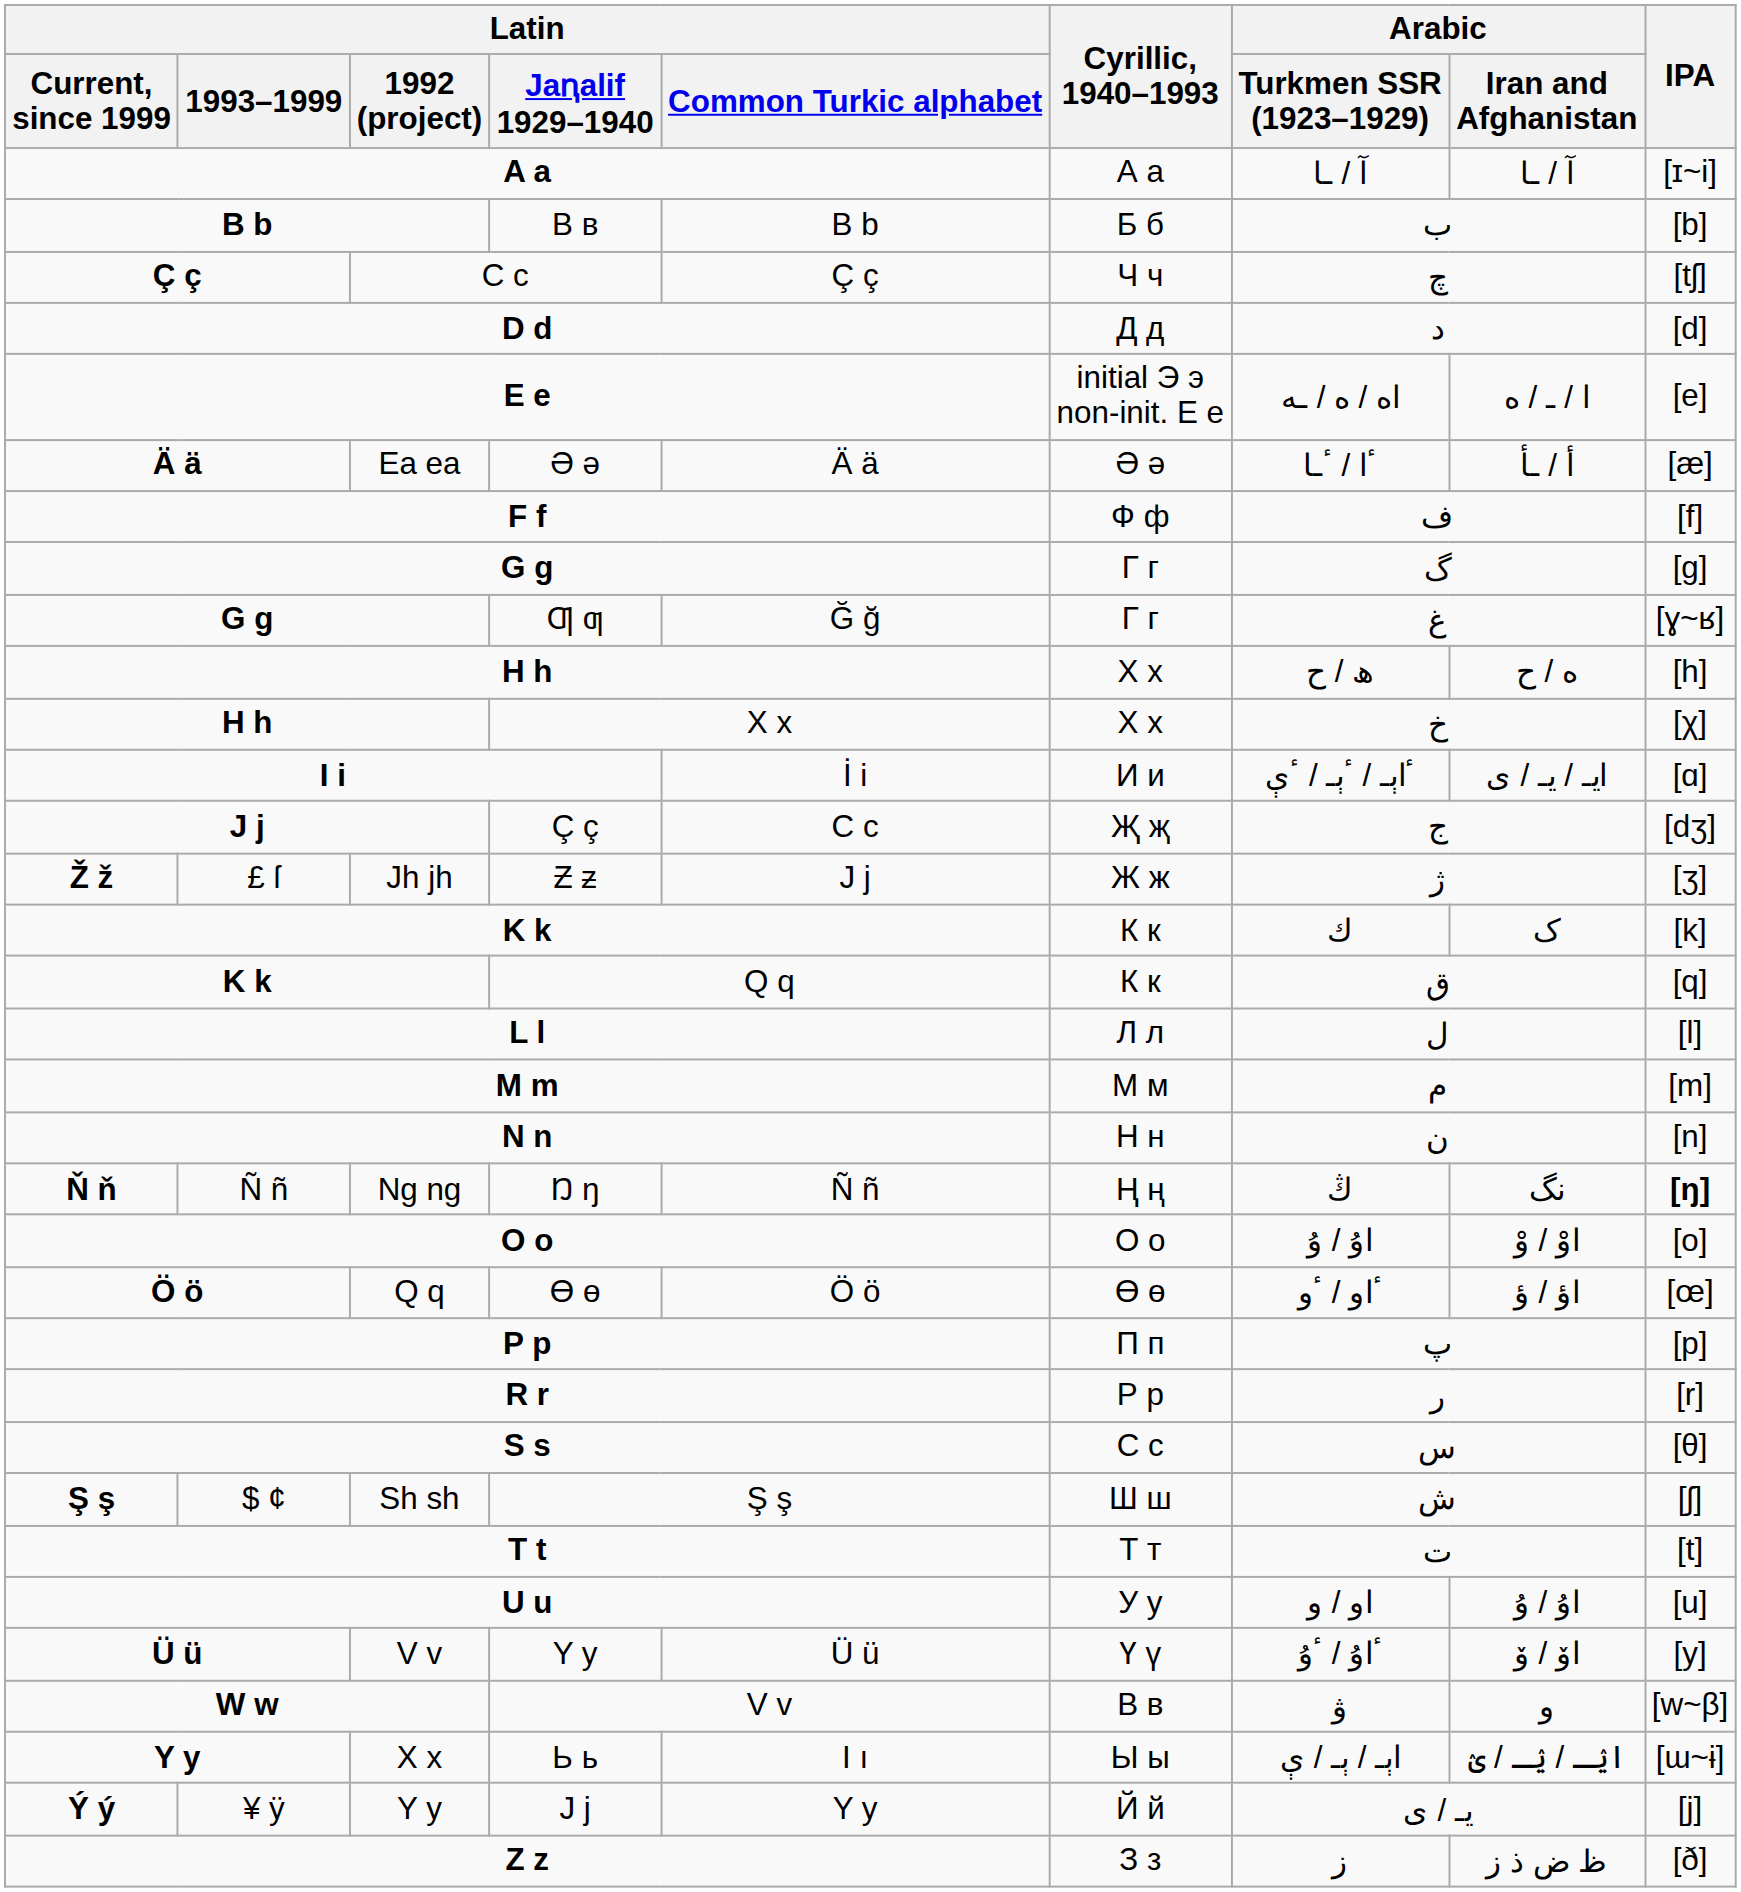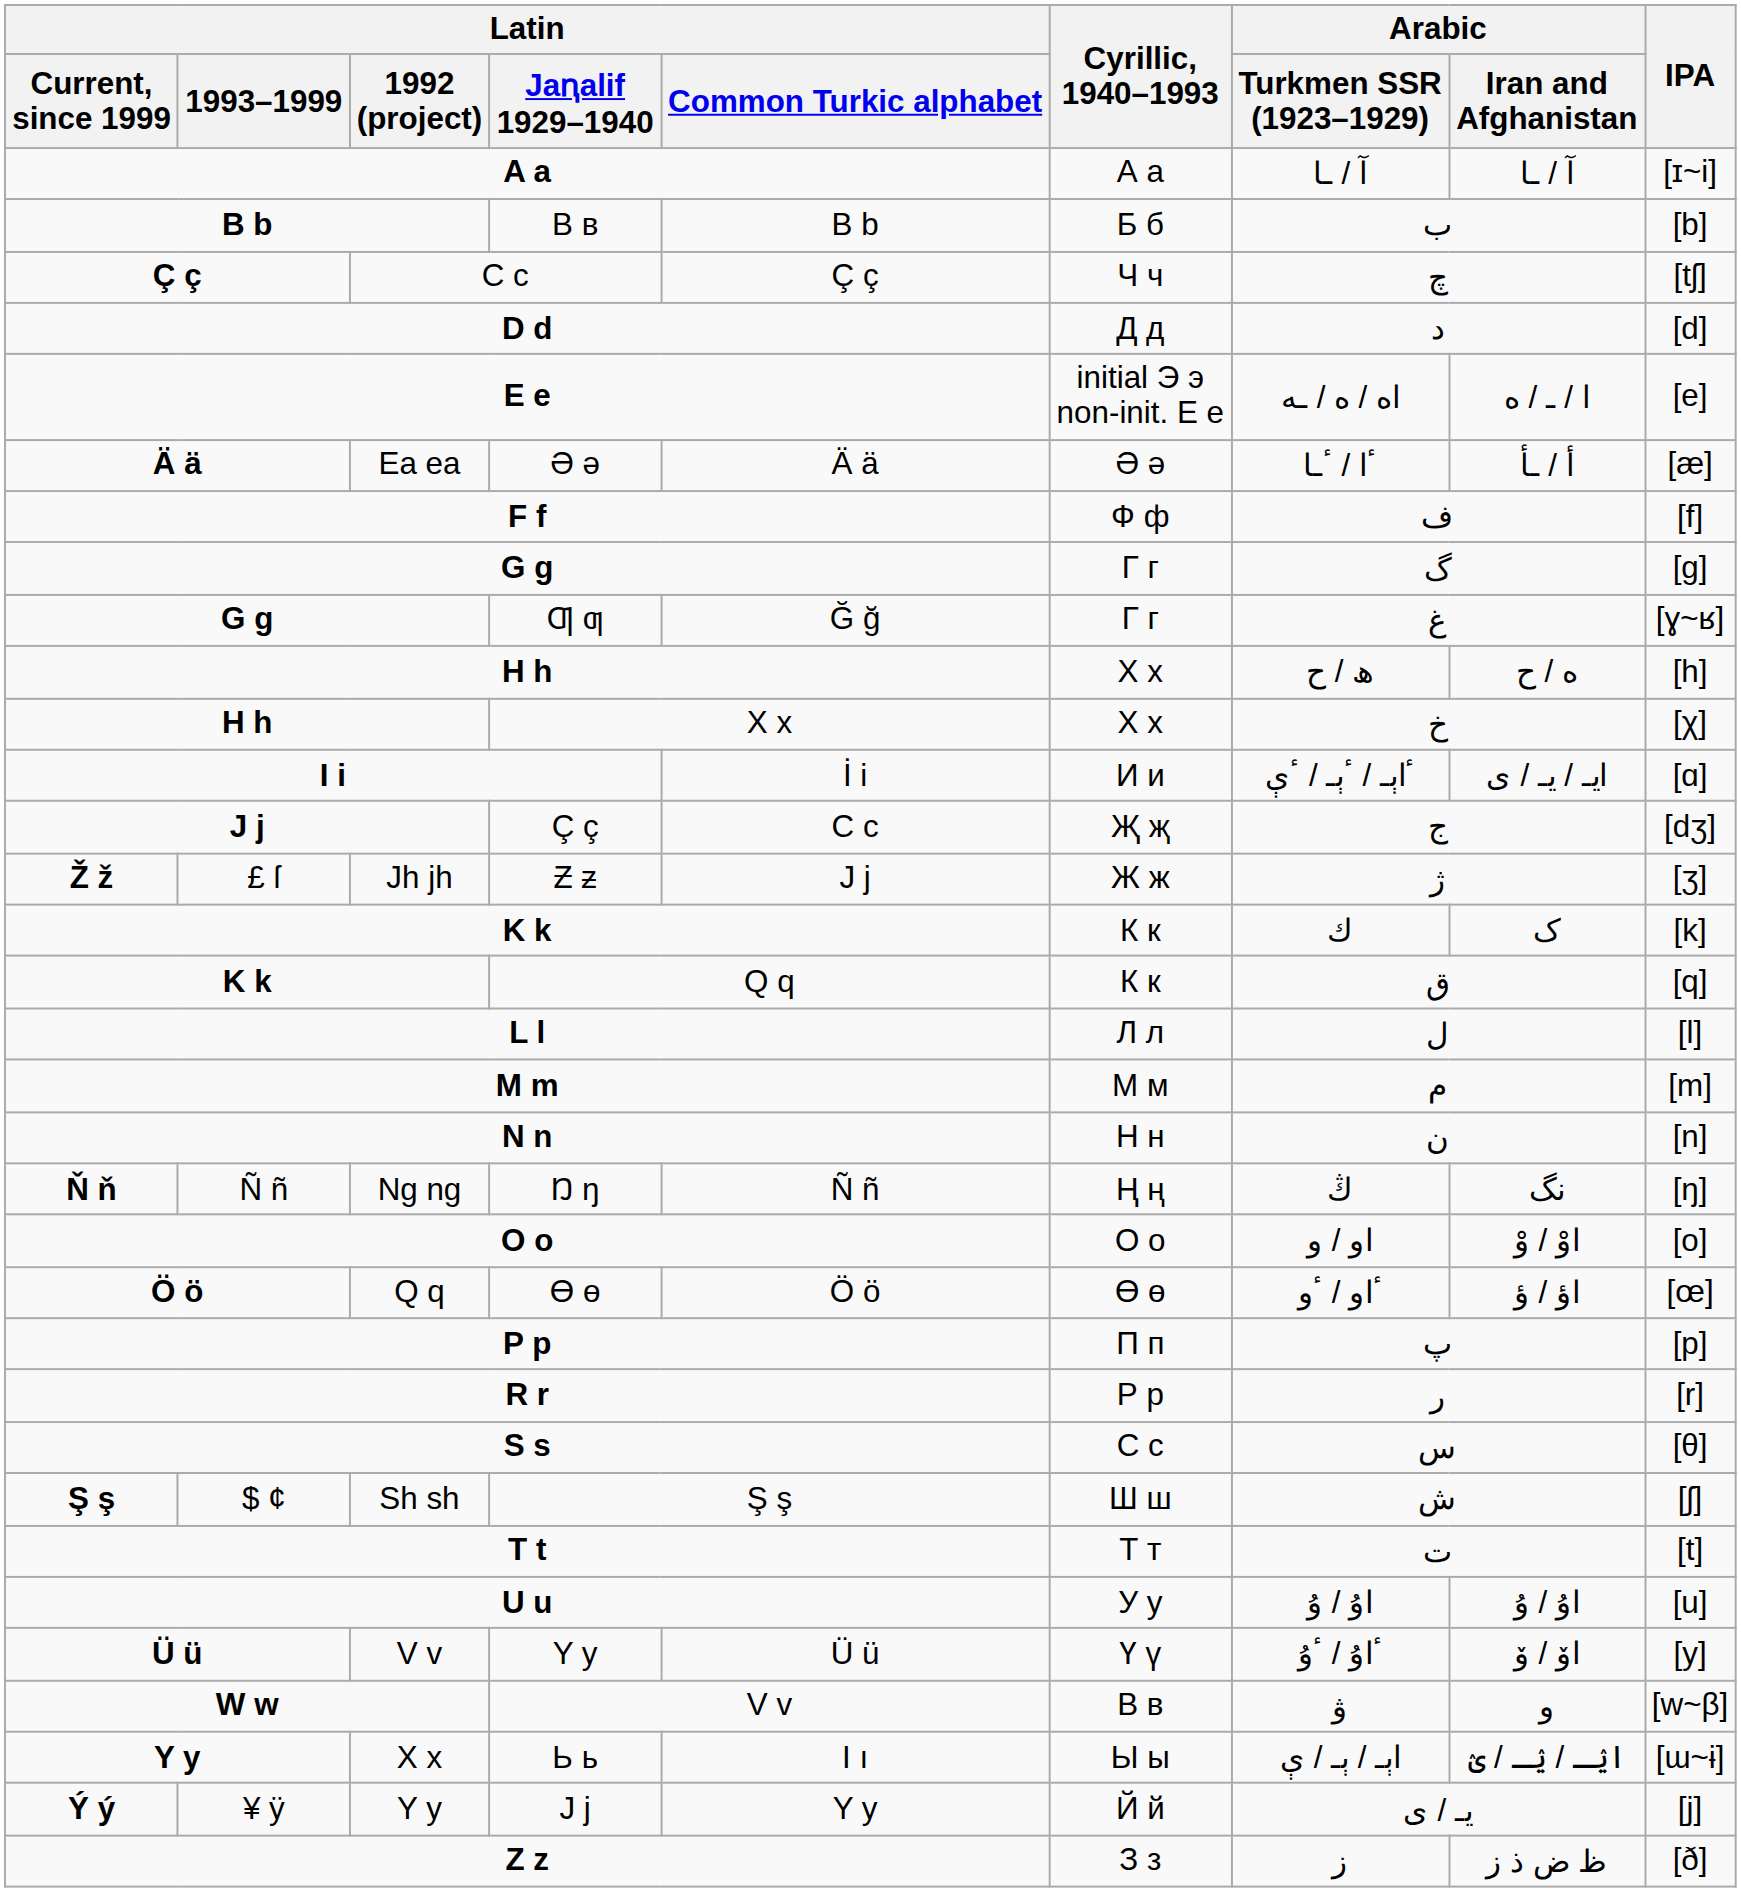(1690, 1188) bold -> (1690, 1188) normal
(1340, 1241) اۇ / ۇ -> (1340, 1241) او / و
(1340, 1603) او / و -> (1340, 1603) اۇ / ۇ
